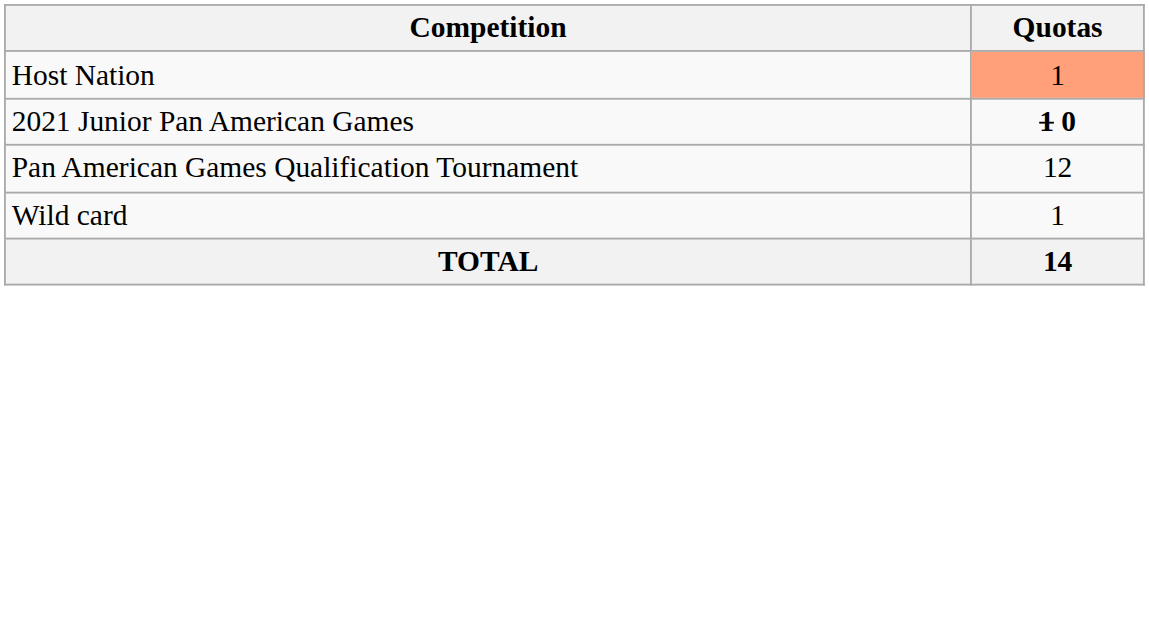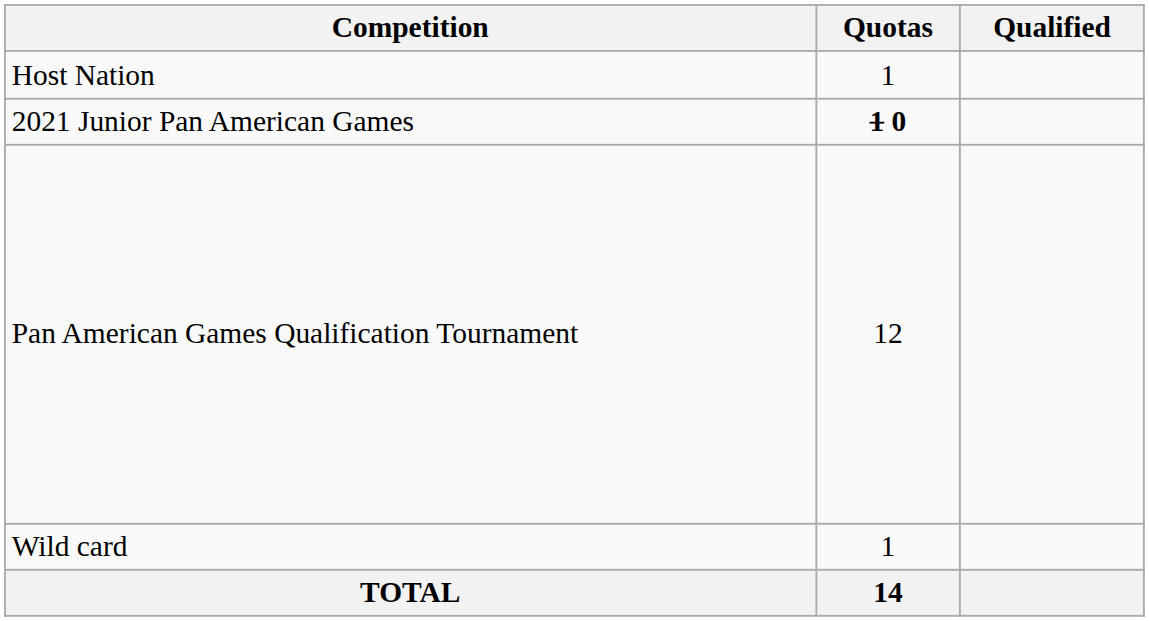+ column: (1052, 27)
(1058, 74) lightsalmon background -> (888, 74) no background
